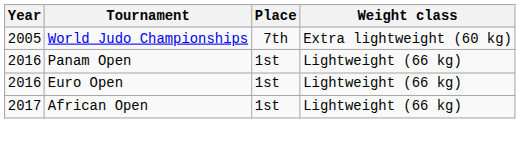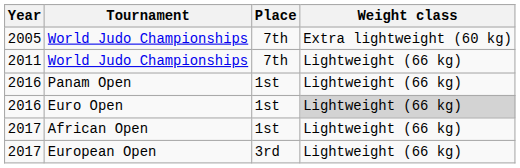+ row: (25, 61)
(383, 84) no background -> (383, 107) lightgrey background
+ row: (25, 152)
